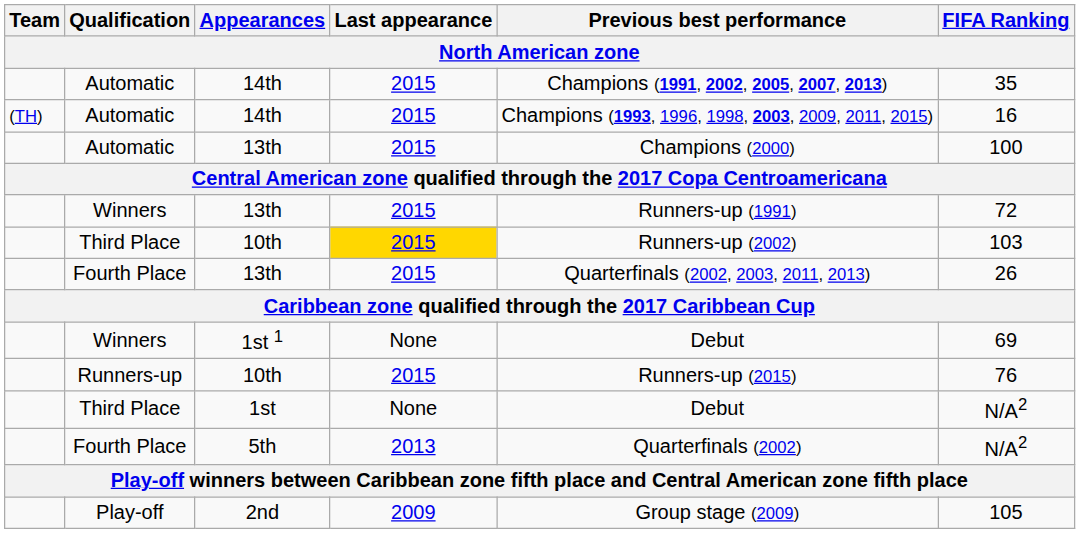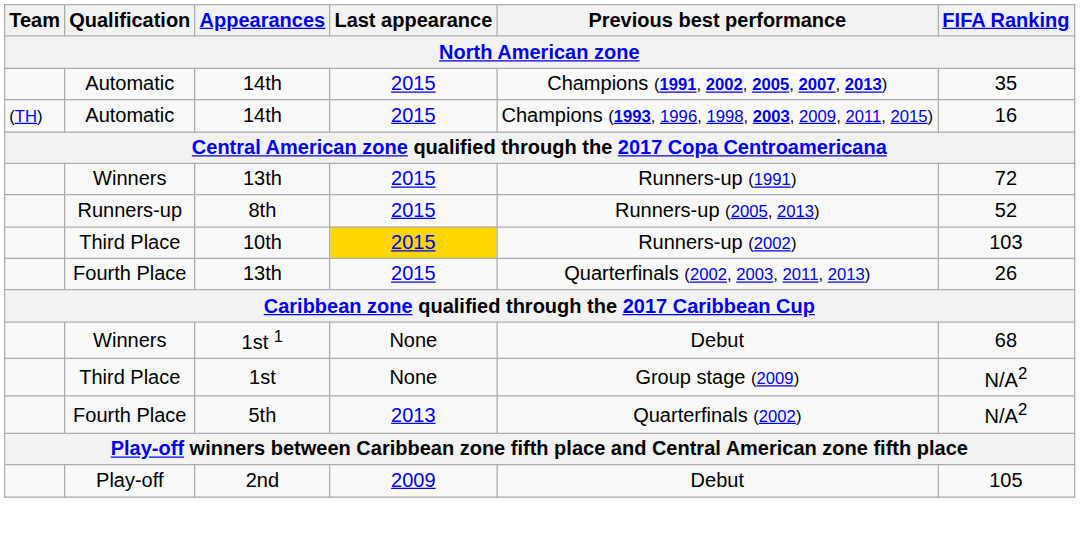- row: (130, 147)
+ row: (130, 210)
(1006, 340) 69 -> (1006, 340) 68
- row: (130, 374)
(717, 409) Debut -> (717, 377) Group stage (2009)
(717, 512) Group stage (2009) -> (717, 480) Debut
